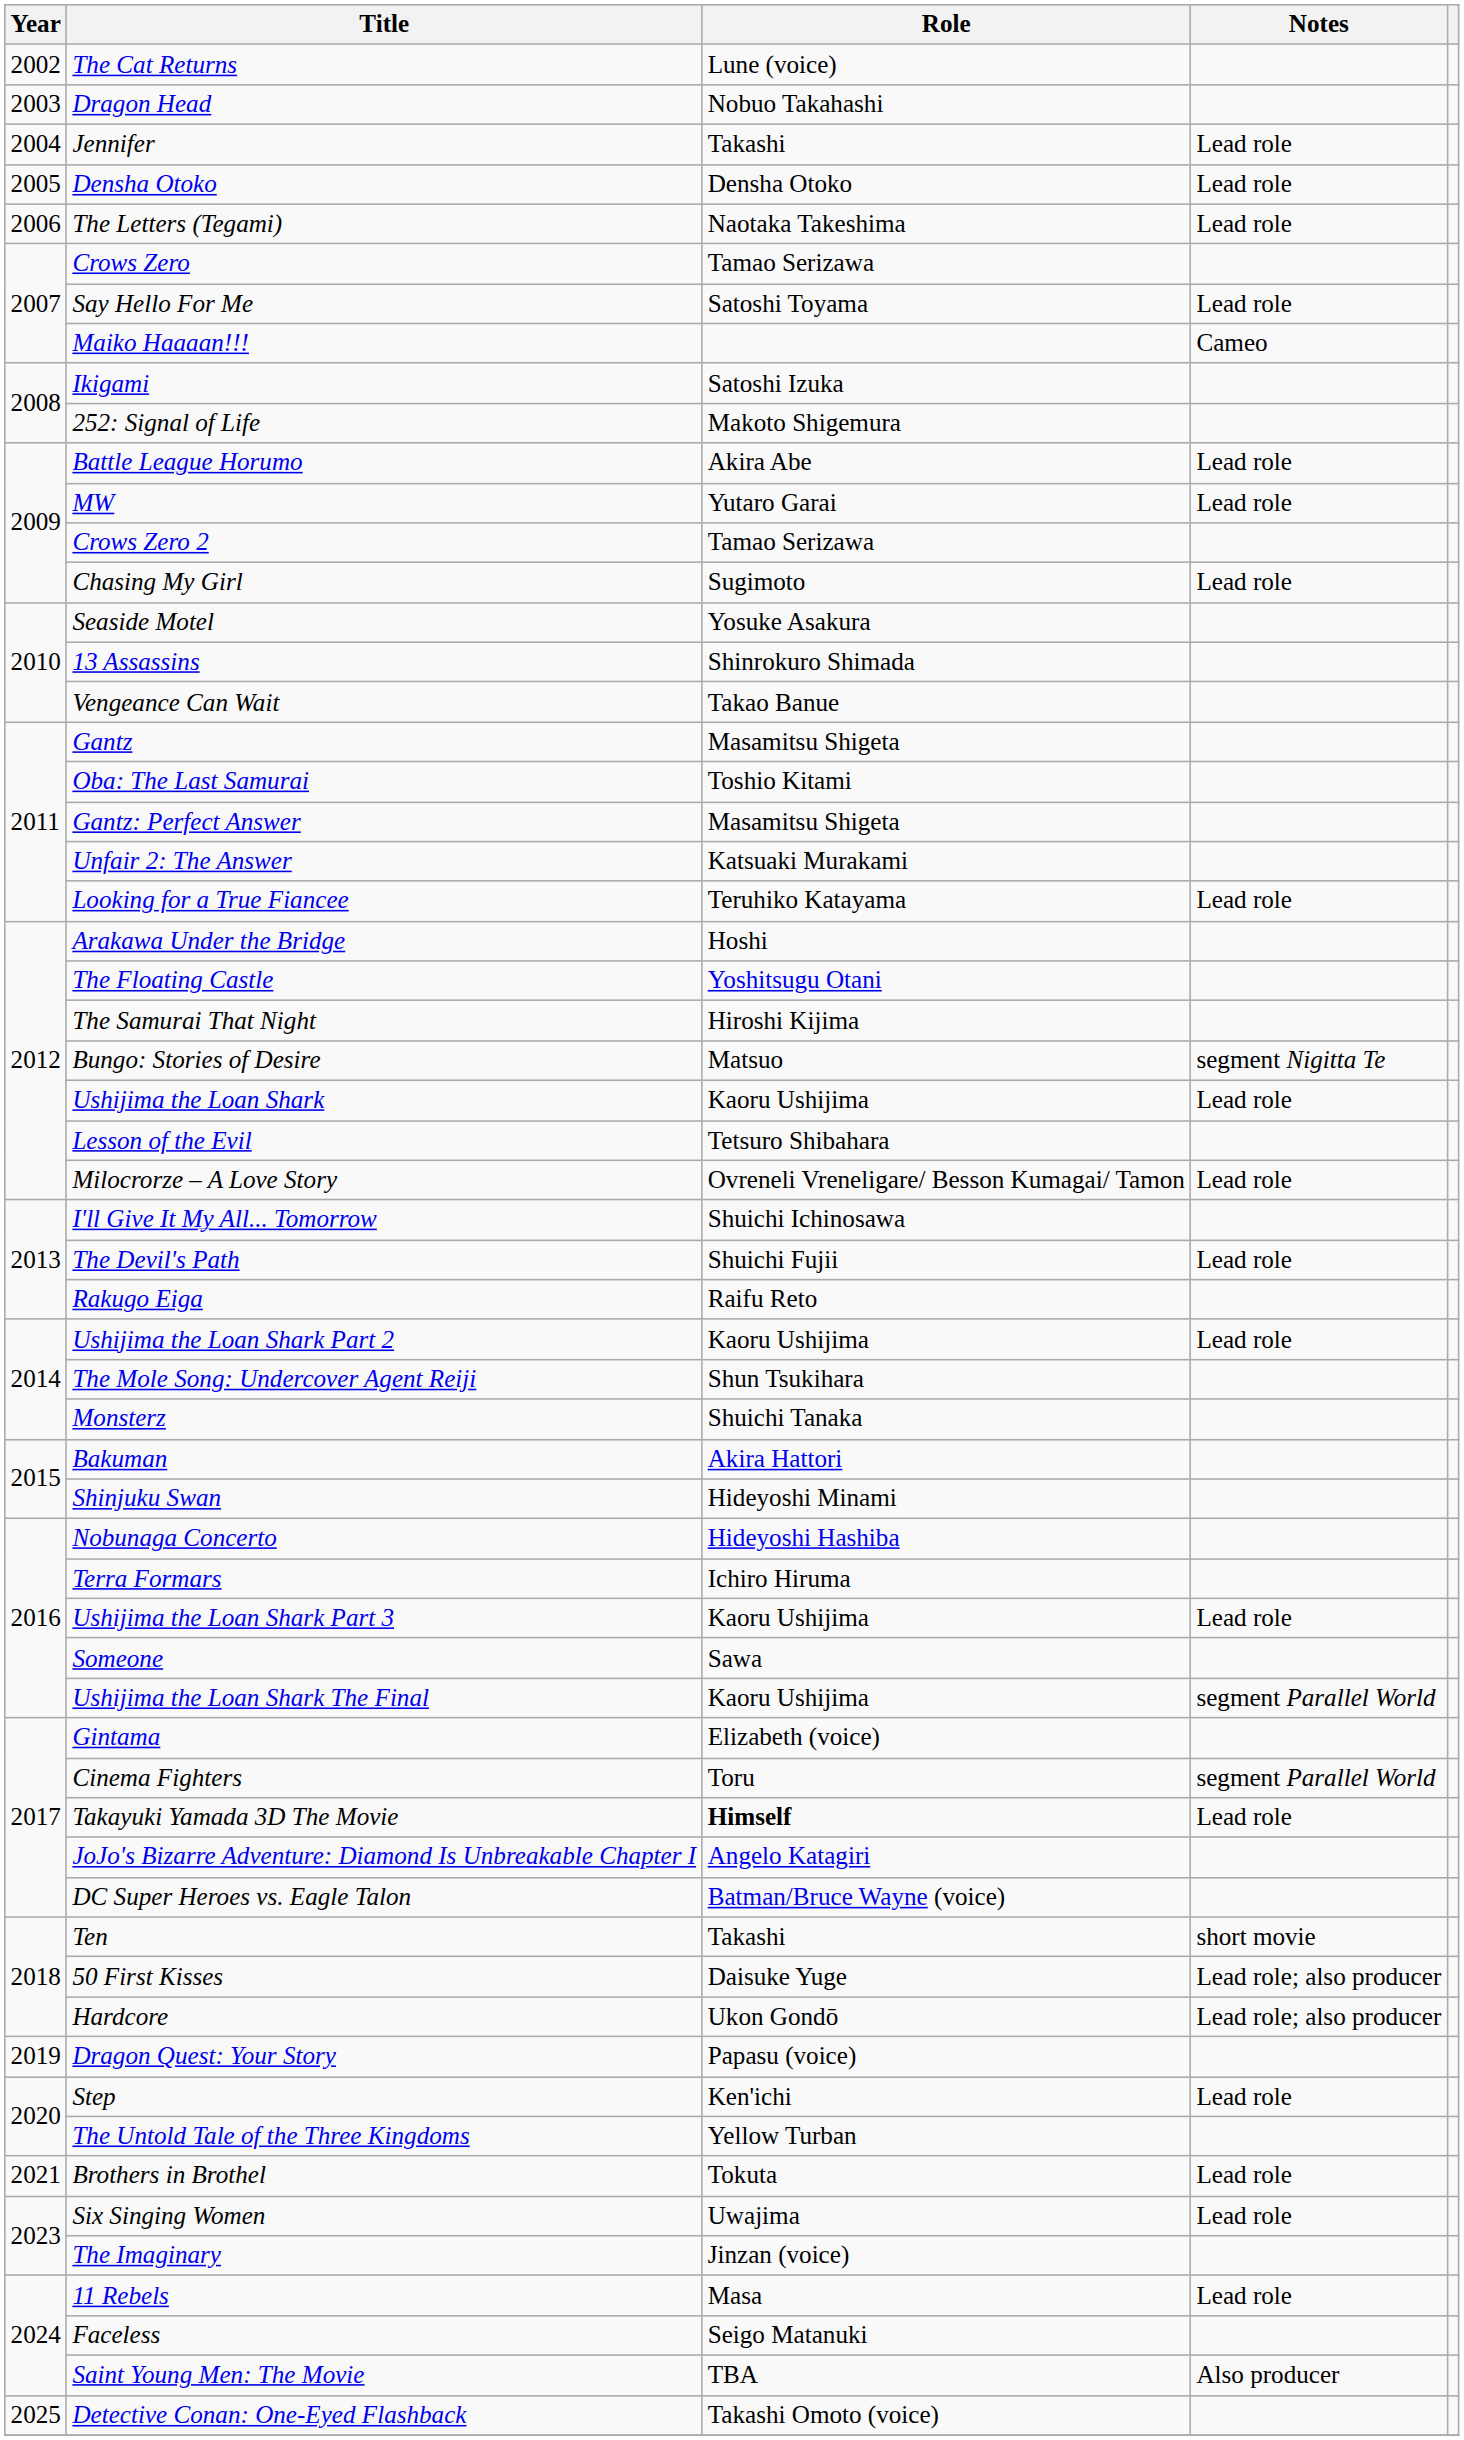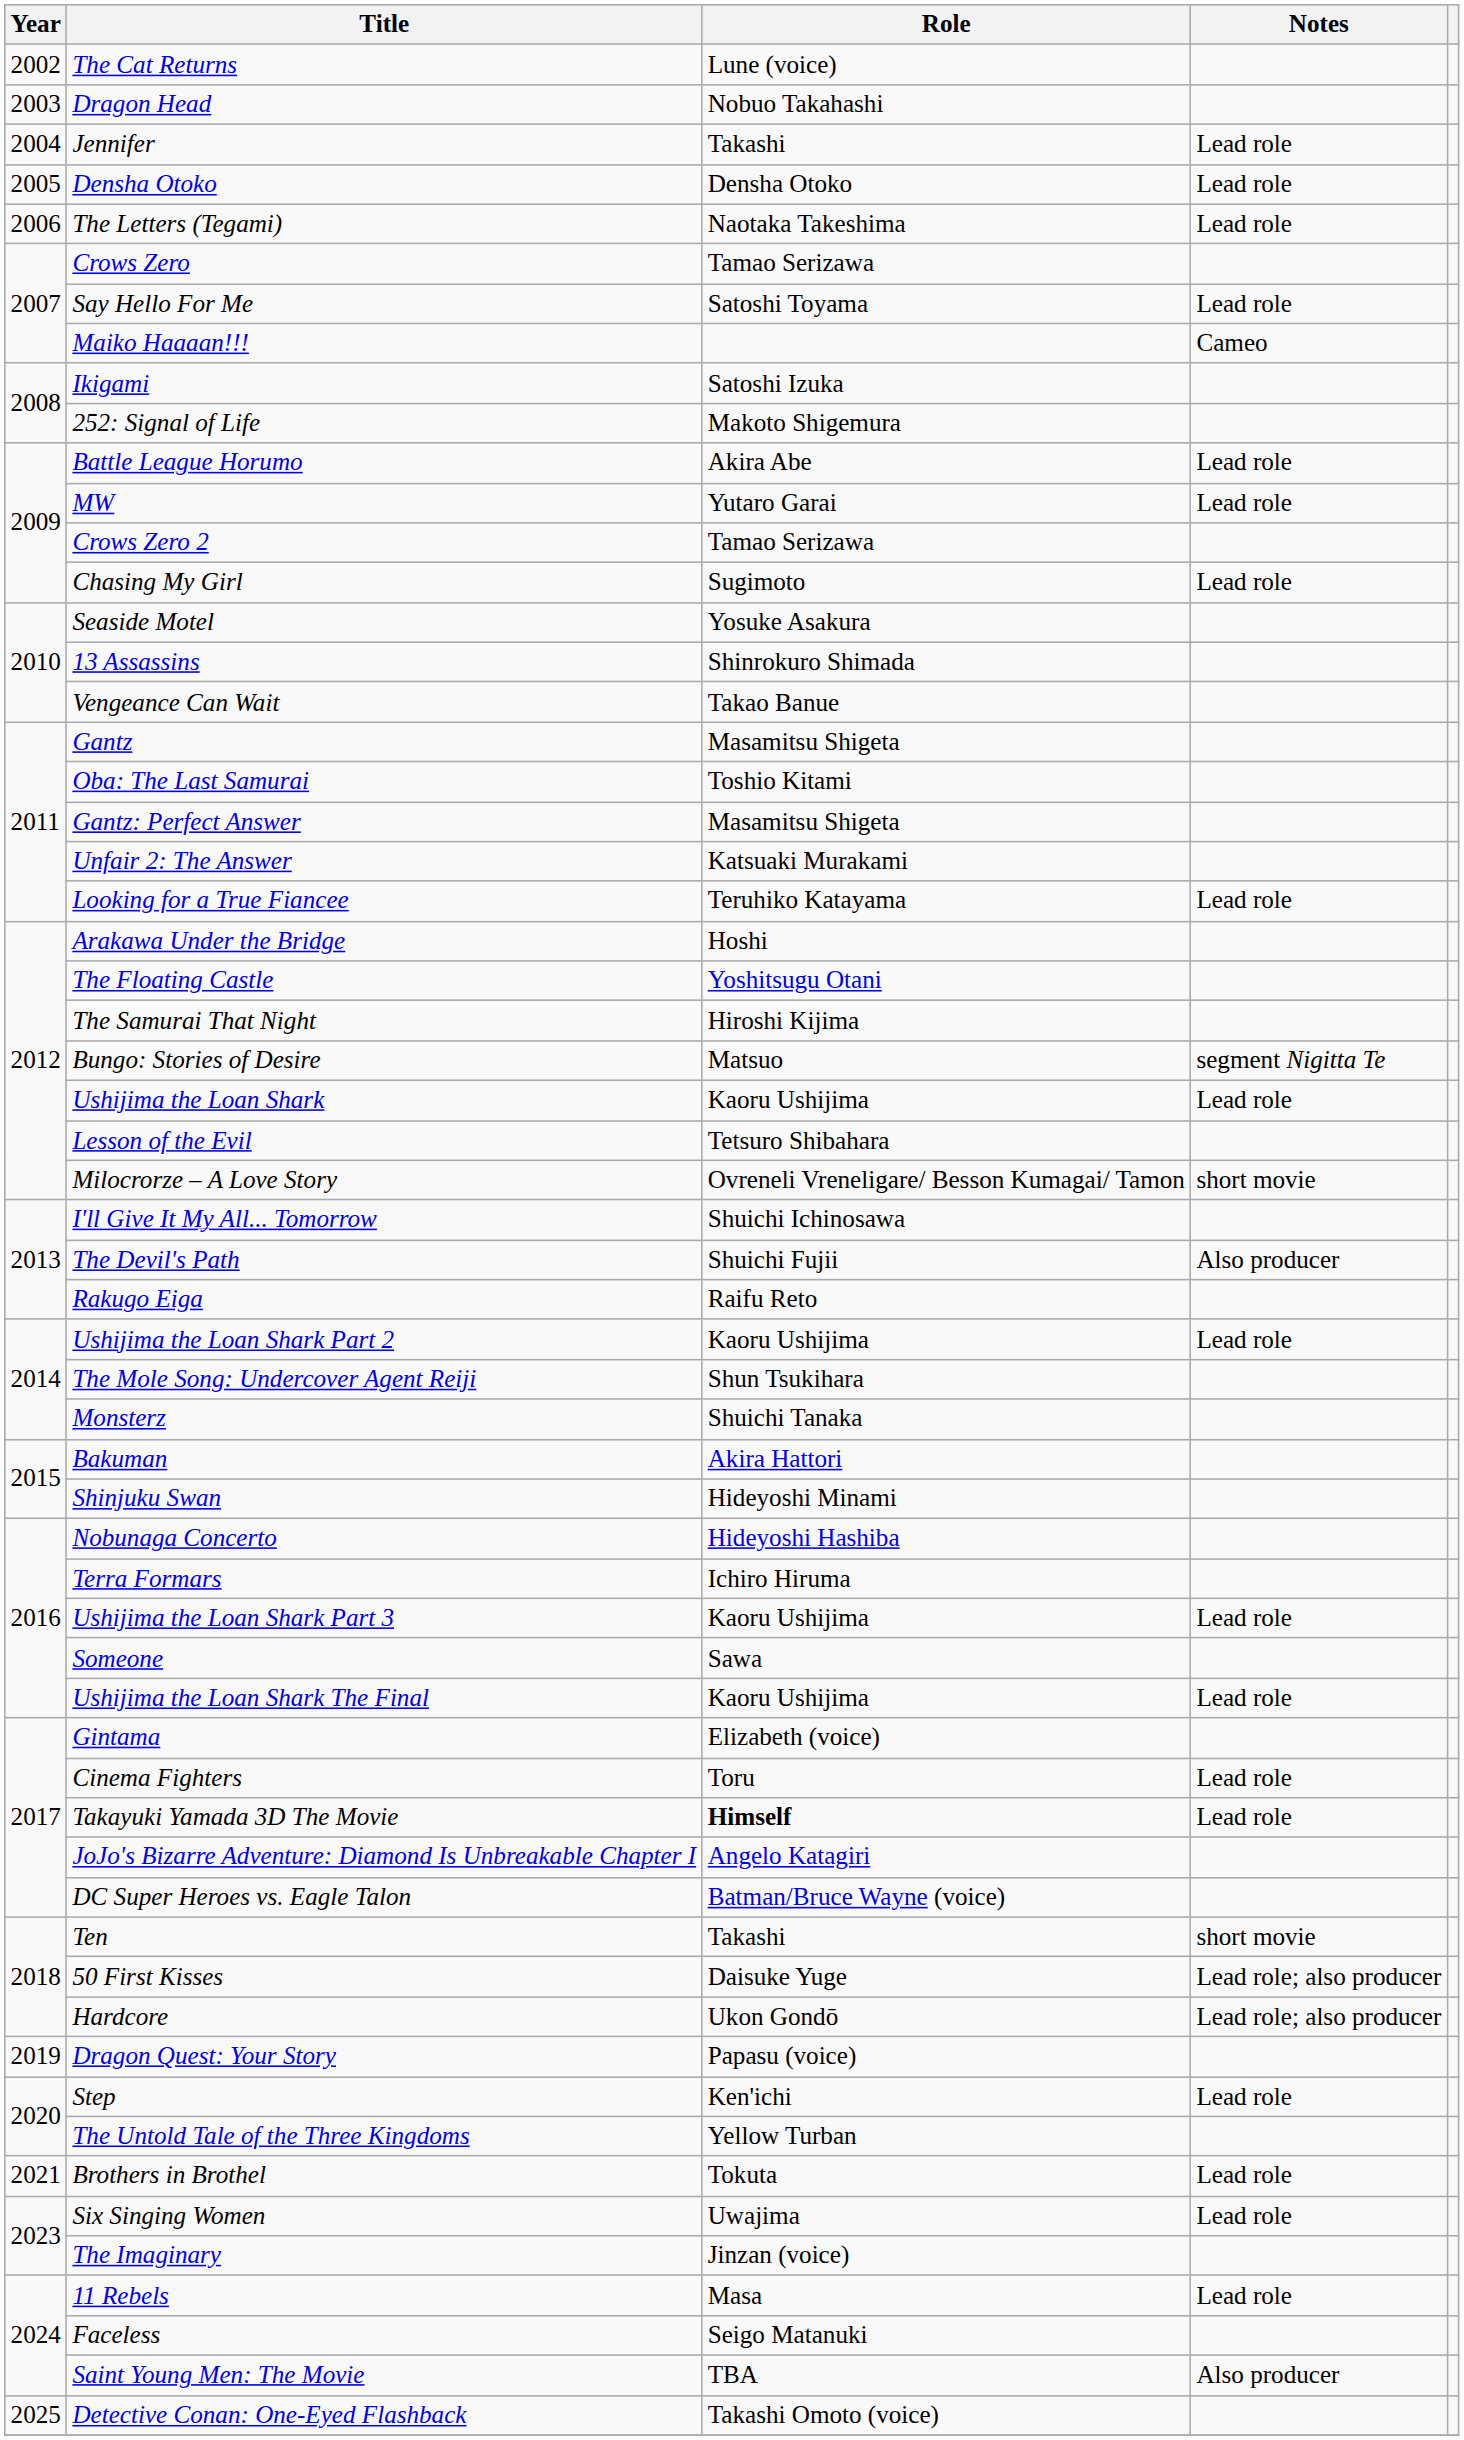(1244, 1179) Lead role -> (1256, 1179) short movie
(1244, 1259) Lead role -> (1268, 1259) Also producer
(1316, 1697) segment Parallel World -> (1244, 1697) Lead role
(1316, 1777) segment Parallel World -> (1244, 1777) Lead role
